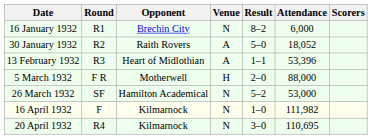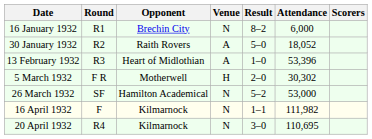(258, 61) 1–1 -> (258, 61) 1–0
(302, 77) 88,000 -> (302, 77) 30,302
(258, 110) 1–0 -> (258, 110) 1–1
